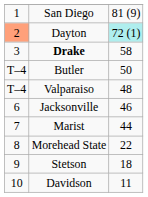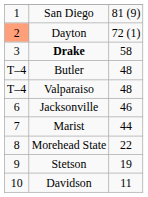(126, 32) paleturquoise background -> (126, 32) no background
(126, 70) 50 -> (126, 70) 48
(126, 164) 18 -> (126, 164) 19
